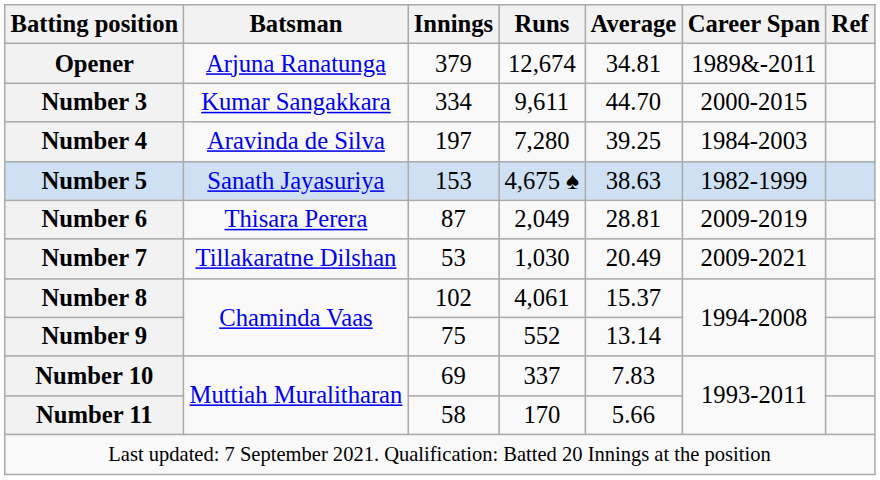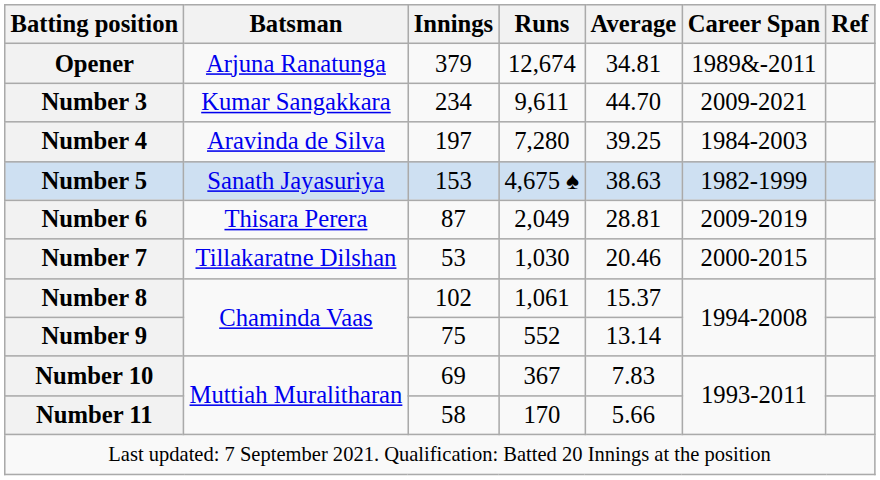(453, 102) 334 -> (453, 102) 234
(754, 102) 2000-2015 -> (754, 102) 2009-2021
(633, 258) 20.49 -> (633, 258) 20.46
(754, 258) 2009-2021 -> (754, 258) 2000-2015
(542, 297) 4,061 -> (542, 297) 1,061
(542, 375) 337 -> (542, 375) 367
